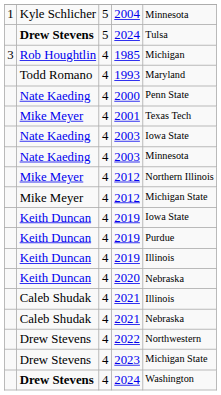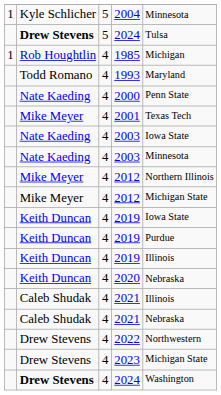(11, 55) 3 -> (11, 55) 1
